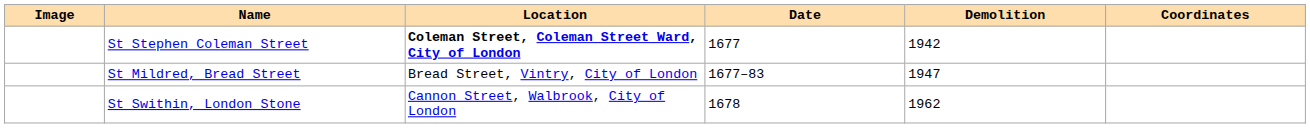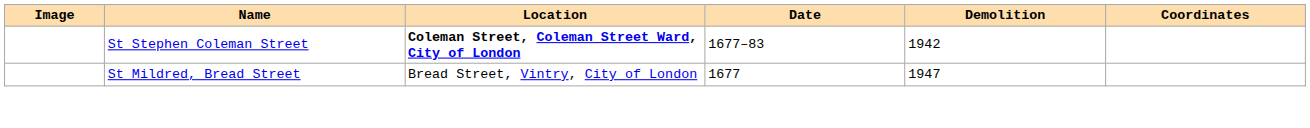(724, 45) 1677 -> (736, 45) 1677–83
(736, 75) 1677–83 -> (724, 75) 1677
- row: (204, 104)
